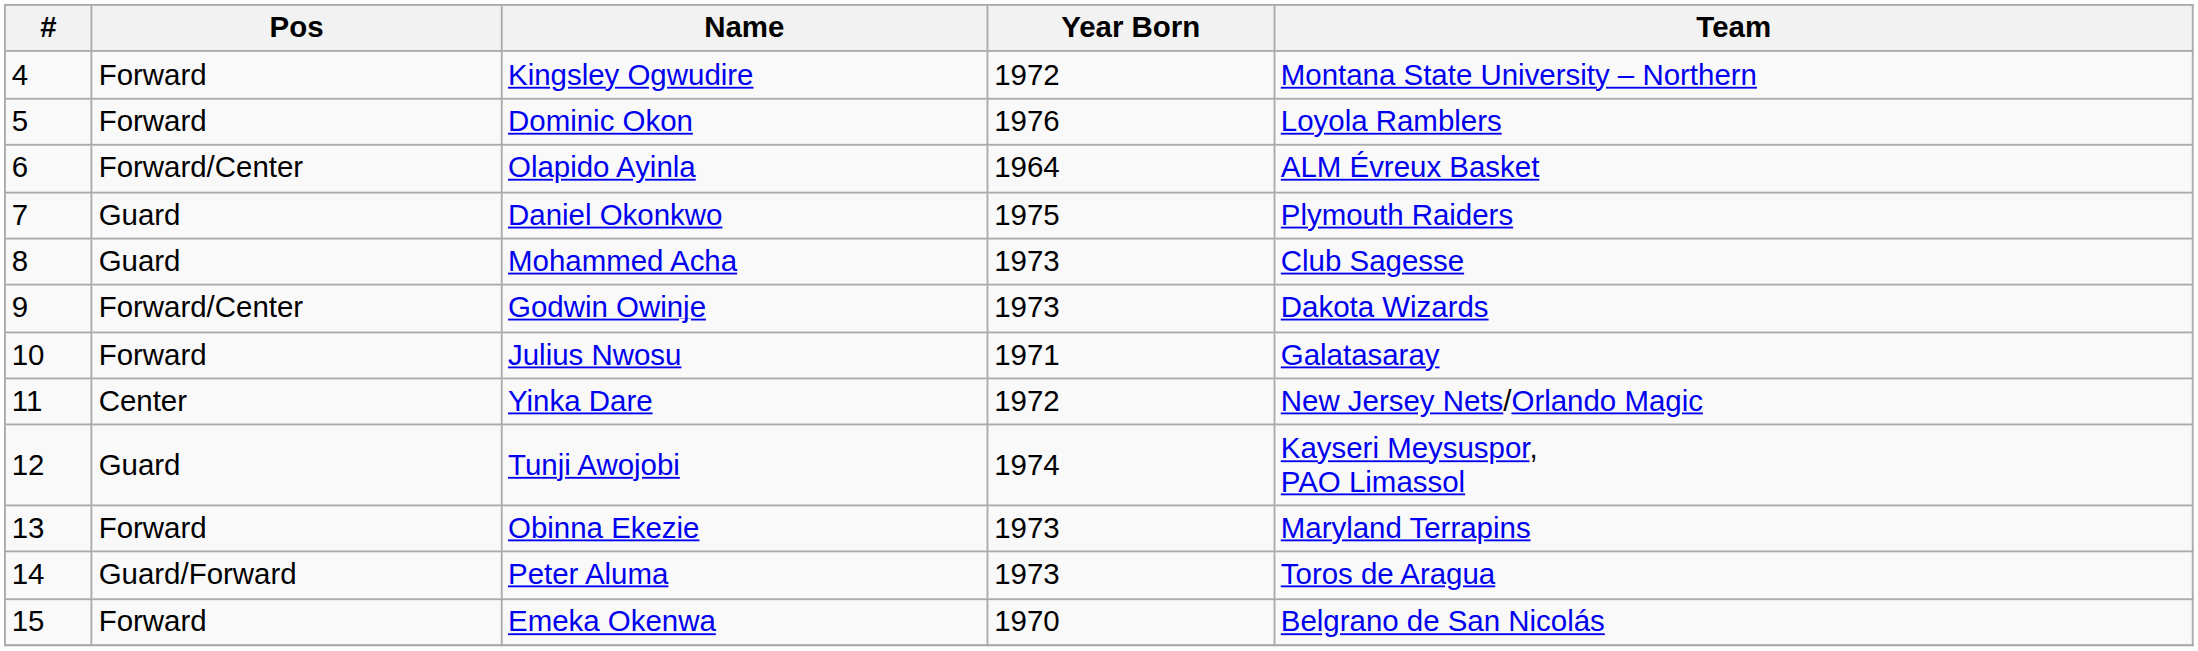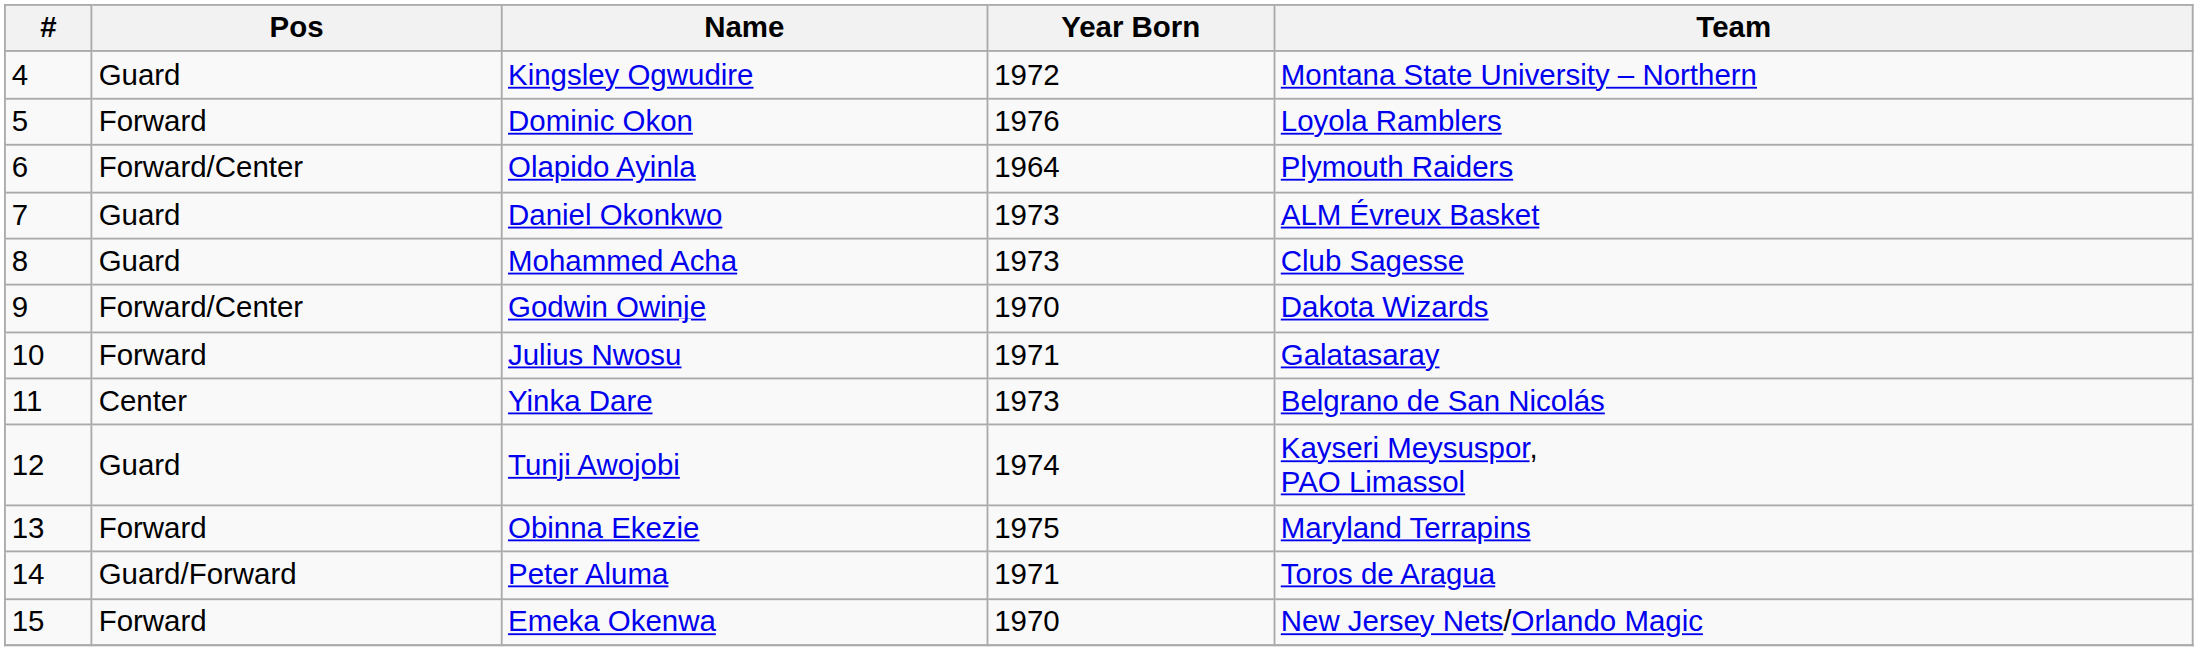(153, 74) Forward -> (140, 74) Guard
(1410, 167) ALM Évreux Basket -> (1397, 167) Plymouth Raiders
(1027, 214) 1975 -> (1027, 214) 1973
(1397, 214) Plymouth Raiders -> (1410, 214) ALM Évreux Basket
(1027, 307) 1973 -> (1027, 307) 1970
(1027, 401) 1972 -> (1027, 401) 1973
(1492, 401) New Jersey Nets/Orlando Magic -> (1443, 401) Belgrano de San Nicolás
(1027, 527) 1973 -> (1027, 527) 1975
(1027, 574) 1973 -> (1027, 574) 1971
(1443, 621) Belgrano de San Nicolás -> (1492, 621) New Jersey Nets/Orlando Magic
